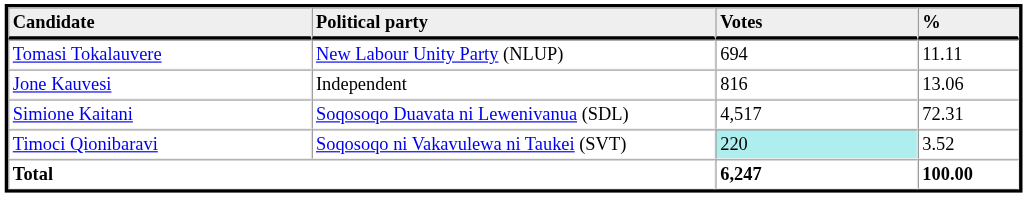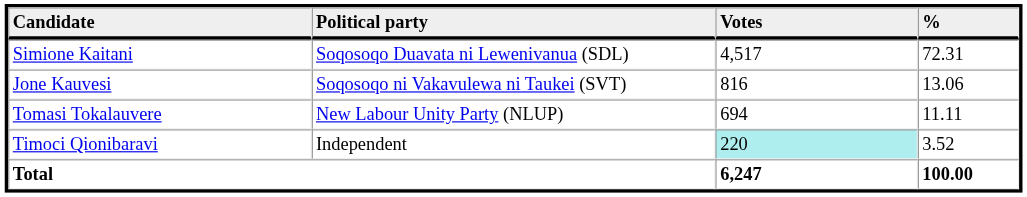rows swapped: (73, 114) <-> (87, 54)
(361, 84) Independent -> (471, 84) Soqosoqo ni Vakavulewa ni Taukei (SVT)
(471, 144) Soqosoqo ni Vakavulewa ni Taukei (SVT) -> (361, 144) Independent
